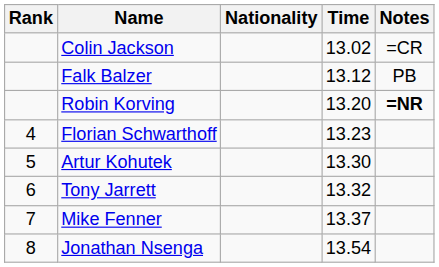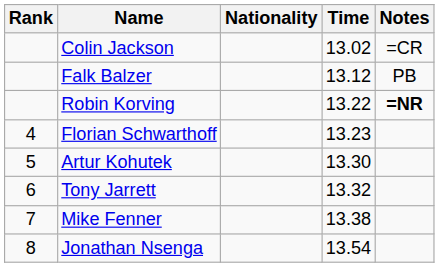(348, 104) 13.20 -> (348, 104) 13.22
(348, 219) 13.37 -> (348, 219) 13.38
